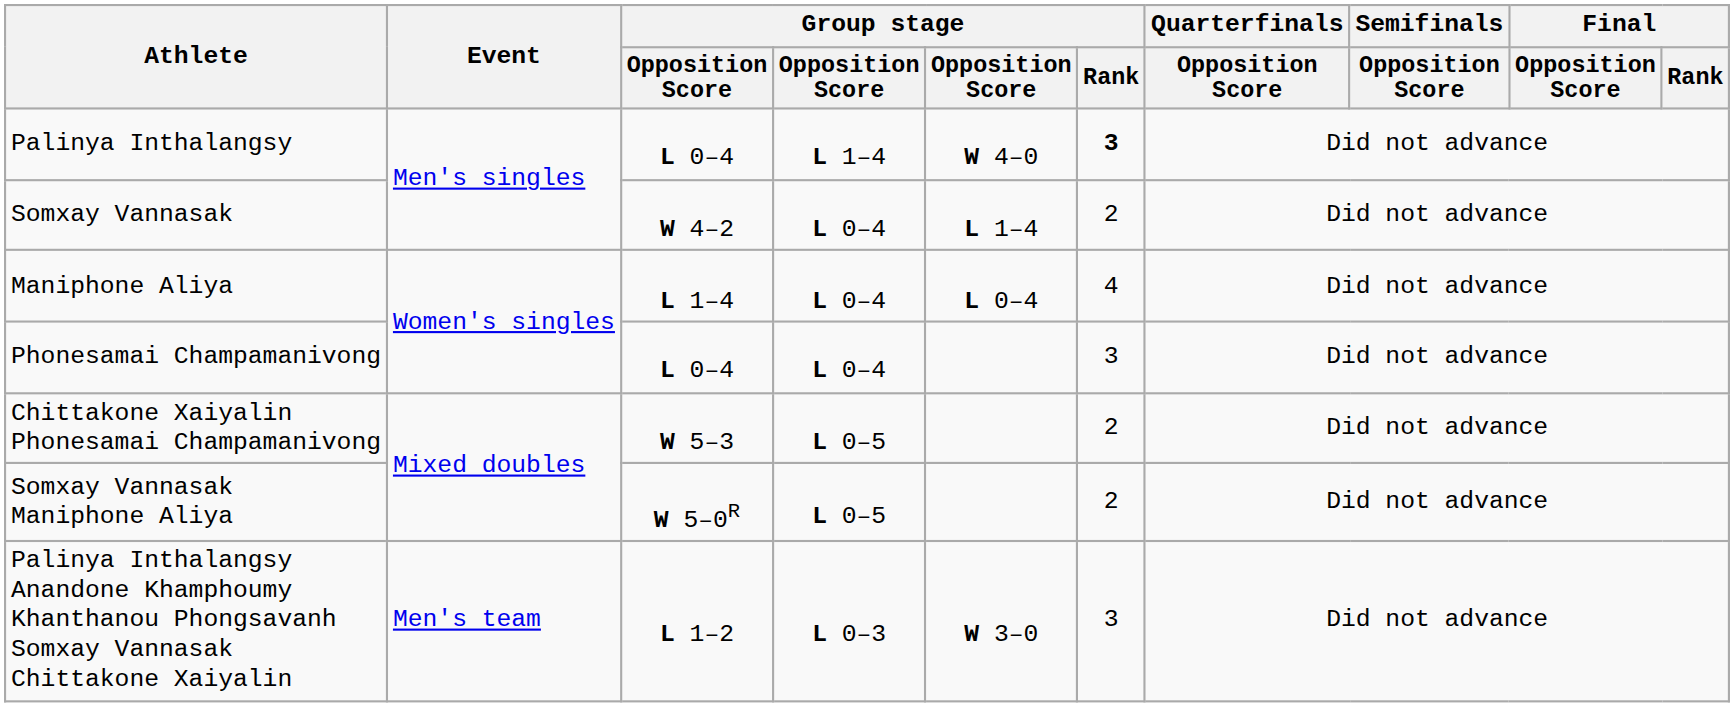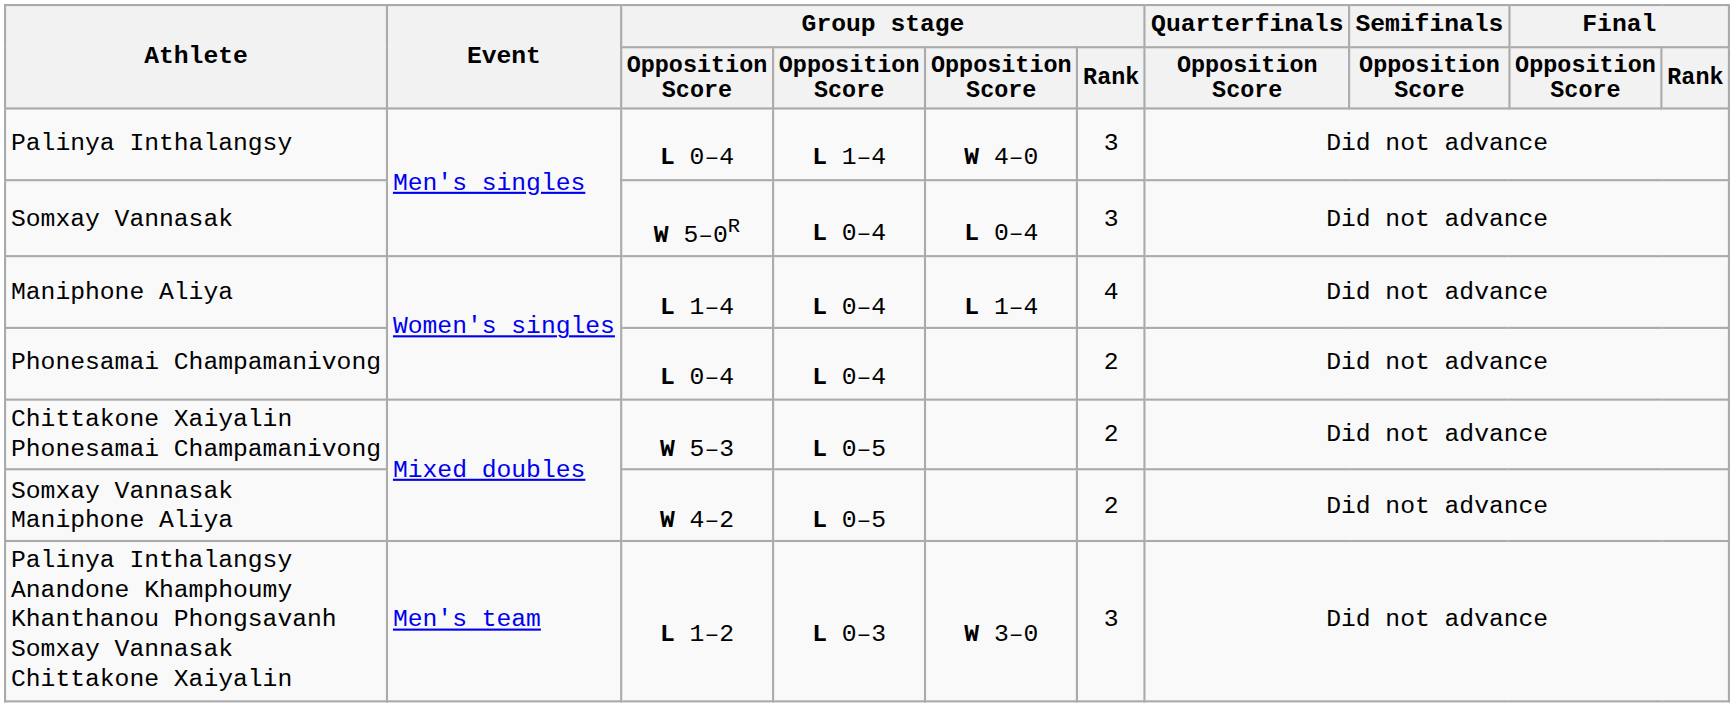(1111, 144) bold -> (1111, 144) normal
(697, 230) W 4–2 -> (697, 233) W 5–0R
(1001, 230) L 1–4 -> (1001, 233) L 0–4
(1111, 215) 2 -> (1111, 218) 3
(1001, 301) L 0–4 -> (1001, 307) L 1–4
(1111, 357) 3 -> (1111, 363) 2
(697, 517) W 5–0R -> (697, 520) W 4–2
